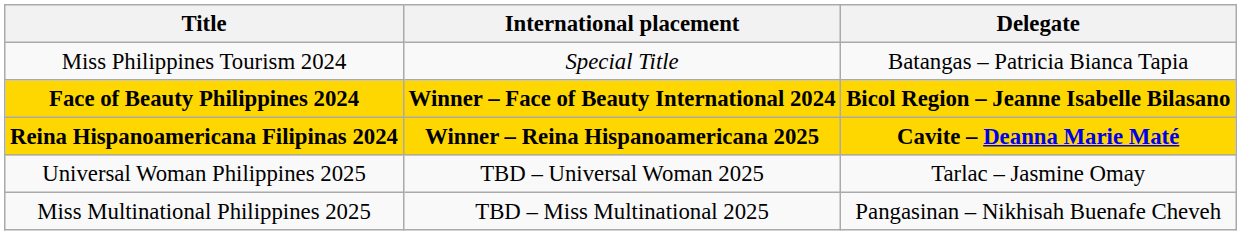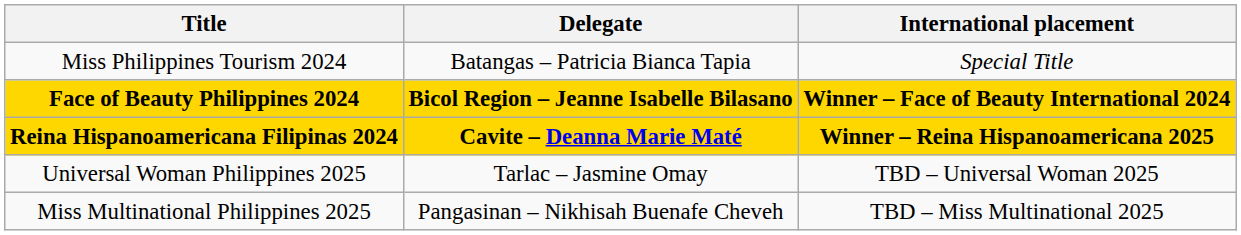columns swapped: (1038, 23) <-> (622, 23)
